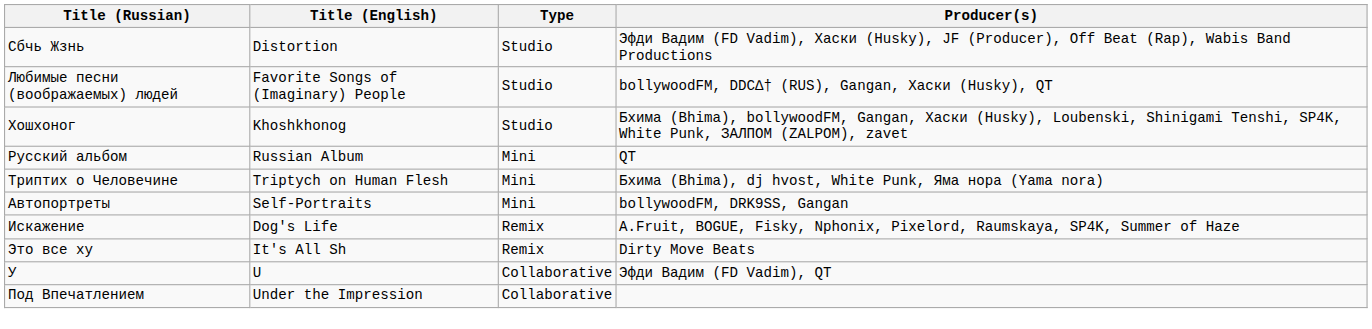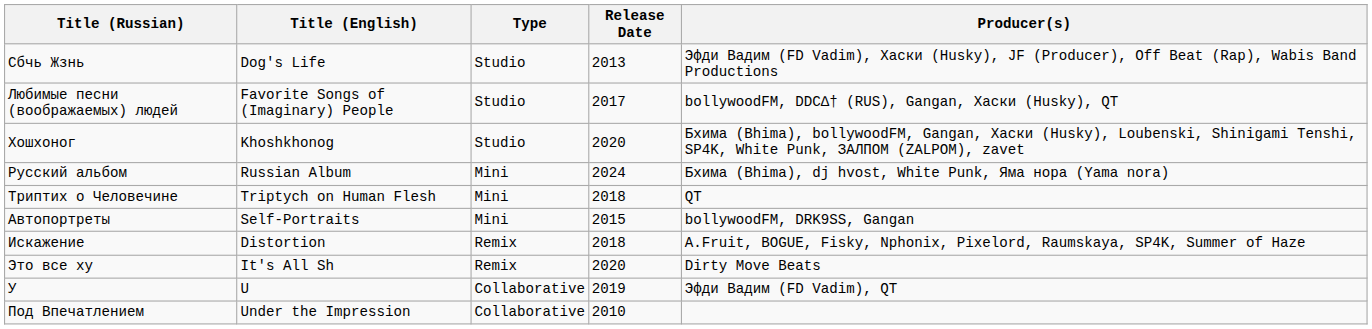+ column: (635, 24)
(295, 47) Distortion -> (283, 64) Dog's Life
(628, 158) QT -> (927, 174) Бхима (Bhima), dj hvost, White Punk, Яма нора (Yama nora)
(861, 181) Бхима (Bhima), dj hvost, White Punk, Яма нора (Yama nora) -> (693, 197) QT
(295, 227) Dog's Life -> (283, 243) Distortion
